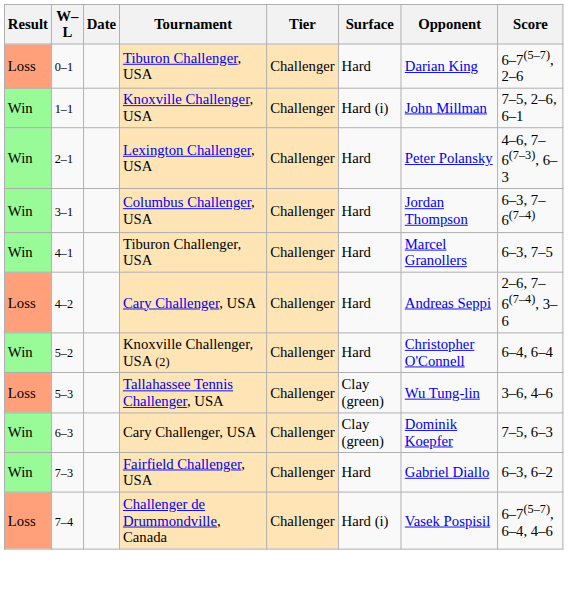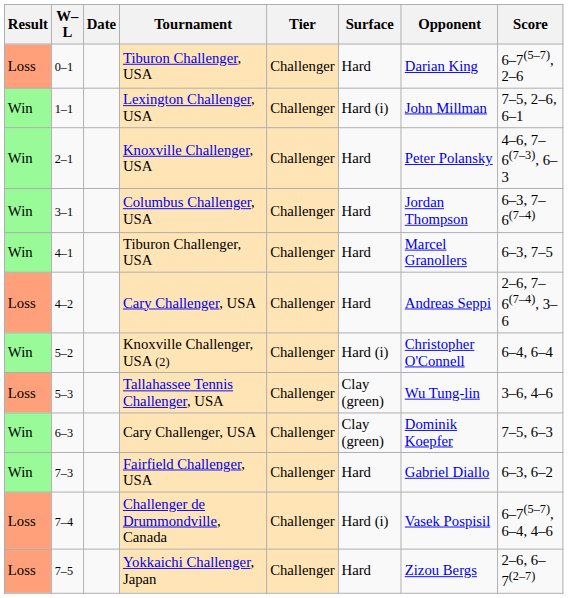(188, 108) Knoxville Challenger, USA -> (189, 108) Lexington Challenger, USA
(189, 158) Lexington Challenger, USA -> (188, 158) Knoxville Challenger, USA
(356, 352) Hard -> (365, 352) Hard (i)
+ row: (64, 571)
